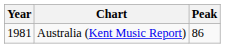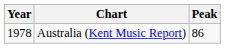(19, 33) 1981 -> (19, 33) 1978
